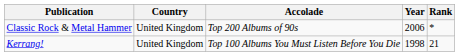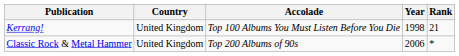rows swapped: (25, 43) <-> (69, 28)
